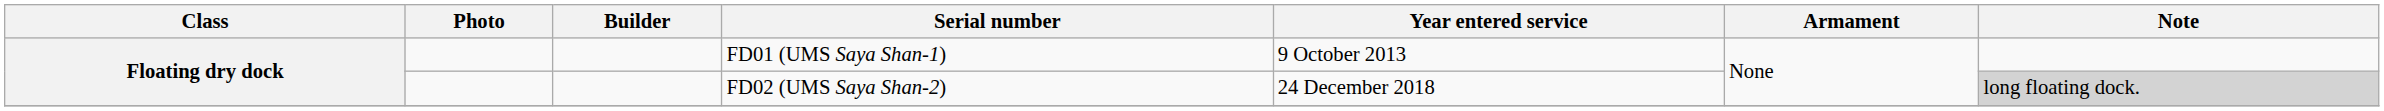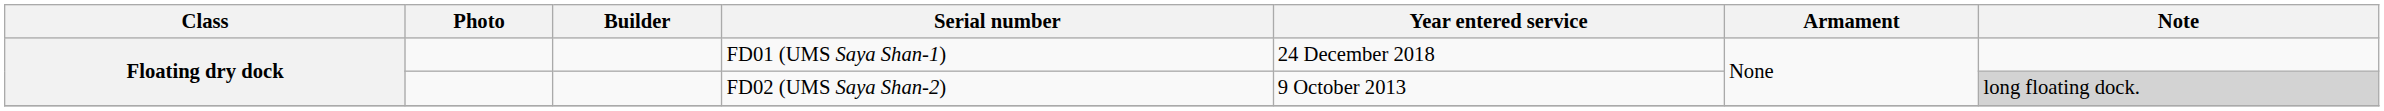(1342, 54) 9 October 2013 -> (1356, 54) 24 December 2018
(1356, 87) 24 December 2018 -> (1342, 87) 9 October 2013
